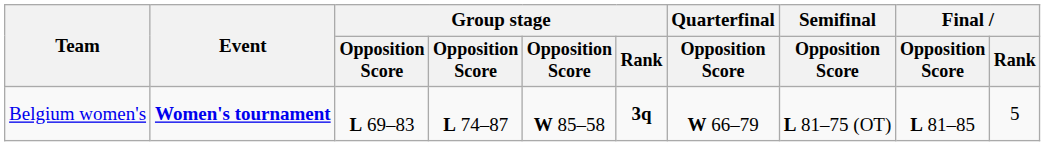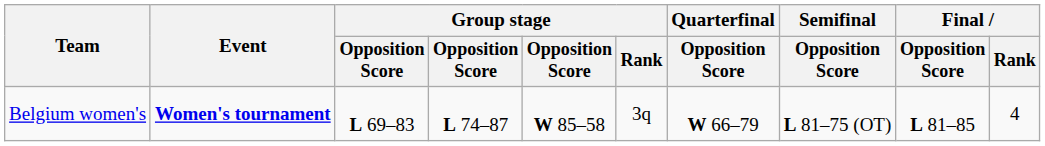(642, 113) bold -> (642, 113) normal
(1015, 113) 5 -> (1015, 113) 4
